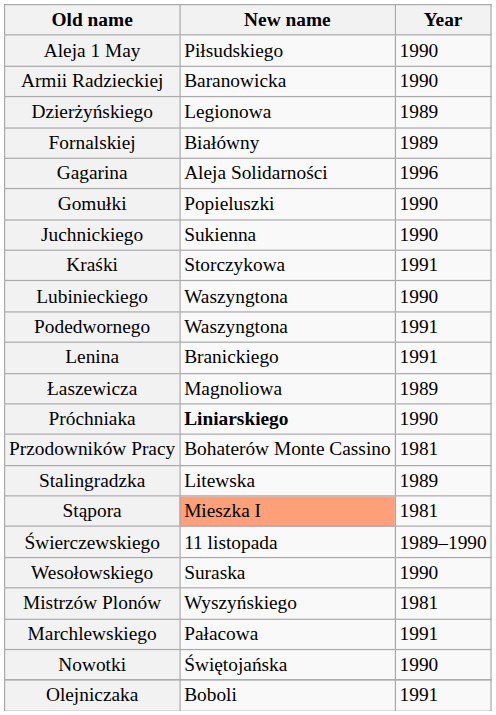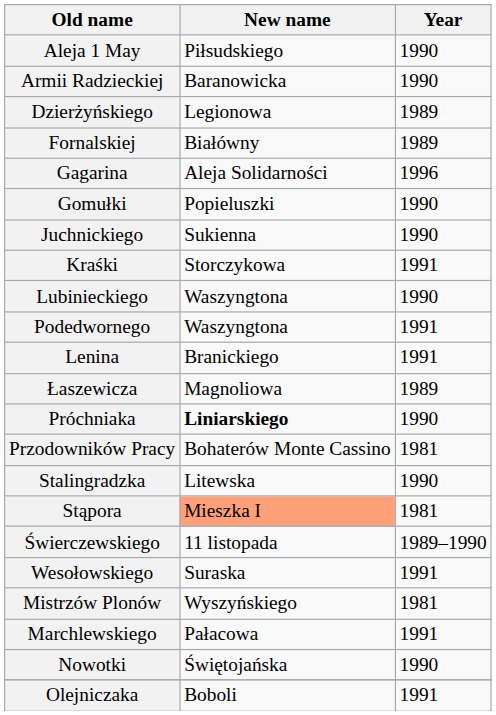(419, 480) 1989 -> (419, 480) 1990
(419, 572) 1990 -> (419, 572) 1991
